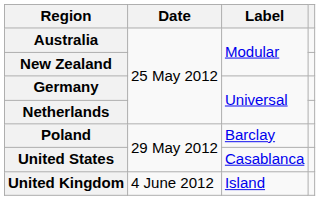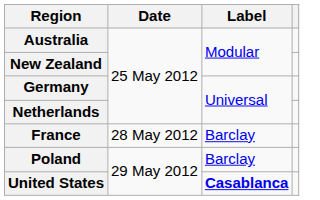+ row: (56, 135)
(265, 159) normal -> (247, 183) bold
- row: (66, 183)
